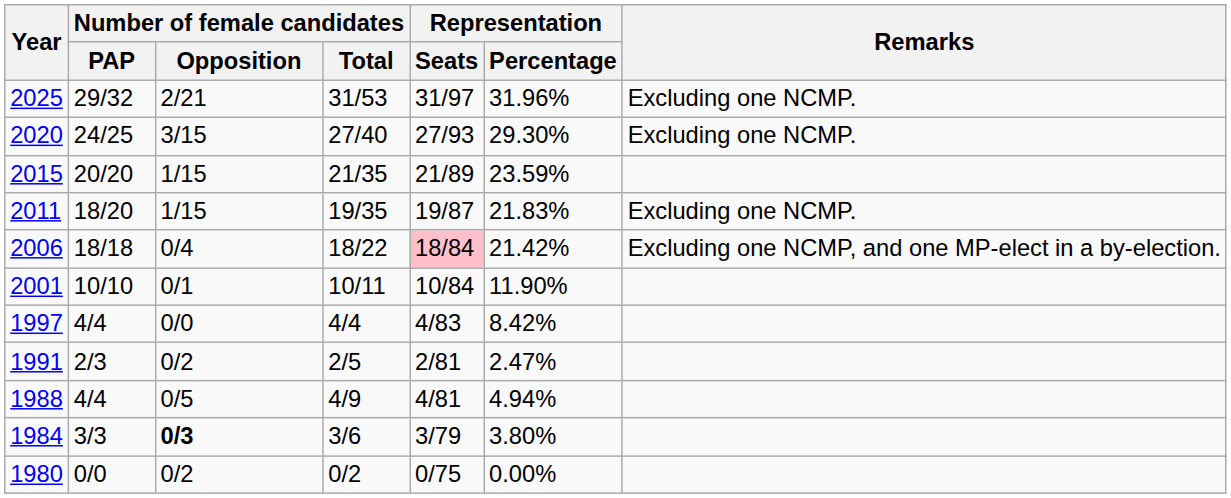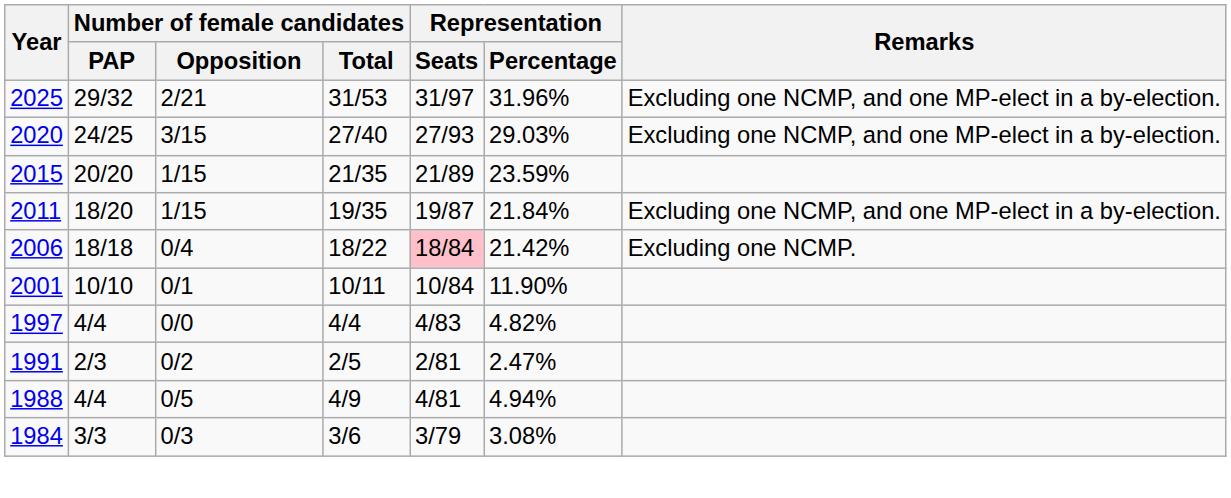(742, 98) Excluding one NCMP. -> (924, 98) Excluding one NCMP, and one MP-elect in a by-election.
(529, 135) 29.30% -> (529, 135) 29.03%
(742, 135) Excluding one NCMP. -> (924, 135) Excluding one NCMP, and one MP-elect in a by-election.
(529, 211) 21.83% -> (529, 211) 21.84%
(742, 211) Excluding one NCMP. -> (924, 211) Excluding one NCMP, and one MP-elect in a by-election.
(924, 248) Excluding one NCMP, and one MP-elect in a by-election. -> (742, 248) Excluding one NCMP.
(523, 323) 8.42% -> (523, 323) 4.82%
(177, 436) bold -> (177, 436) normal
(523, 436) 3.80% -> (523, 436) 3.08%
- row: (37, 473)
